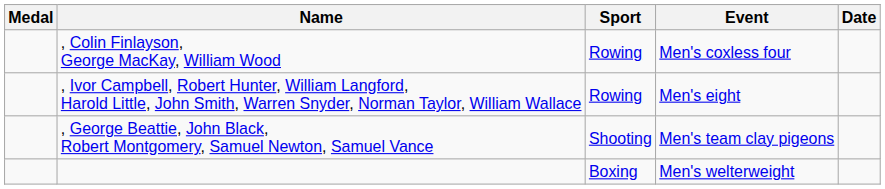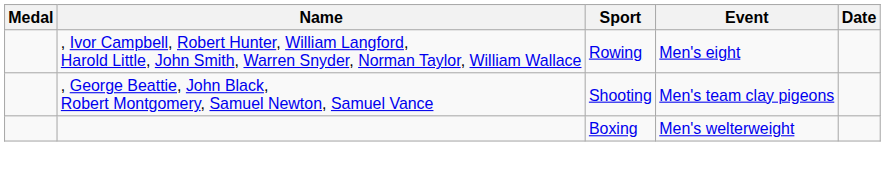- row: (171, 52)
